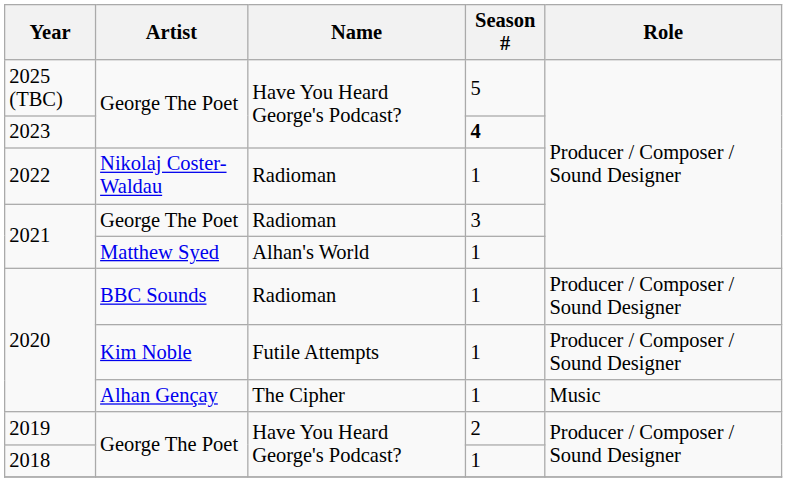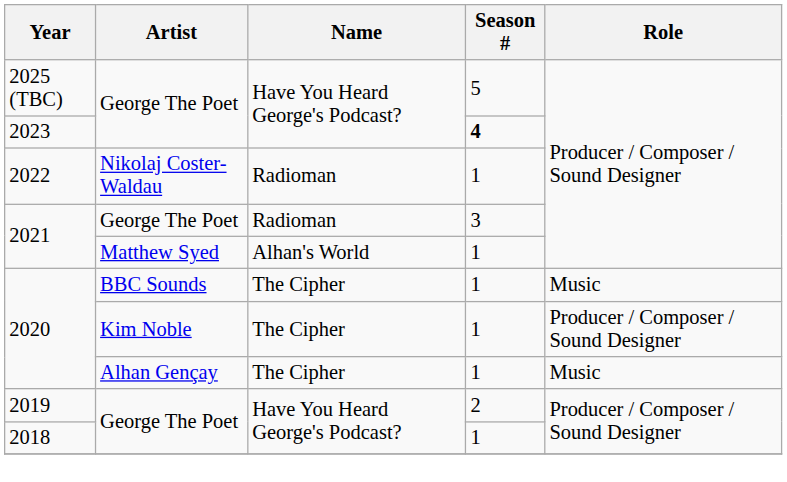(294, 296) Radioman -> (299, 284) The Cipher
(642, 296) Producer / Composer / Sound Designer -> (575, 284) Music
(316, 351) Futile Attempts -> (299, 328) The Cipher
